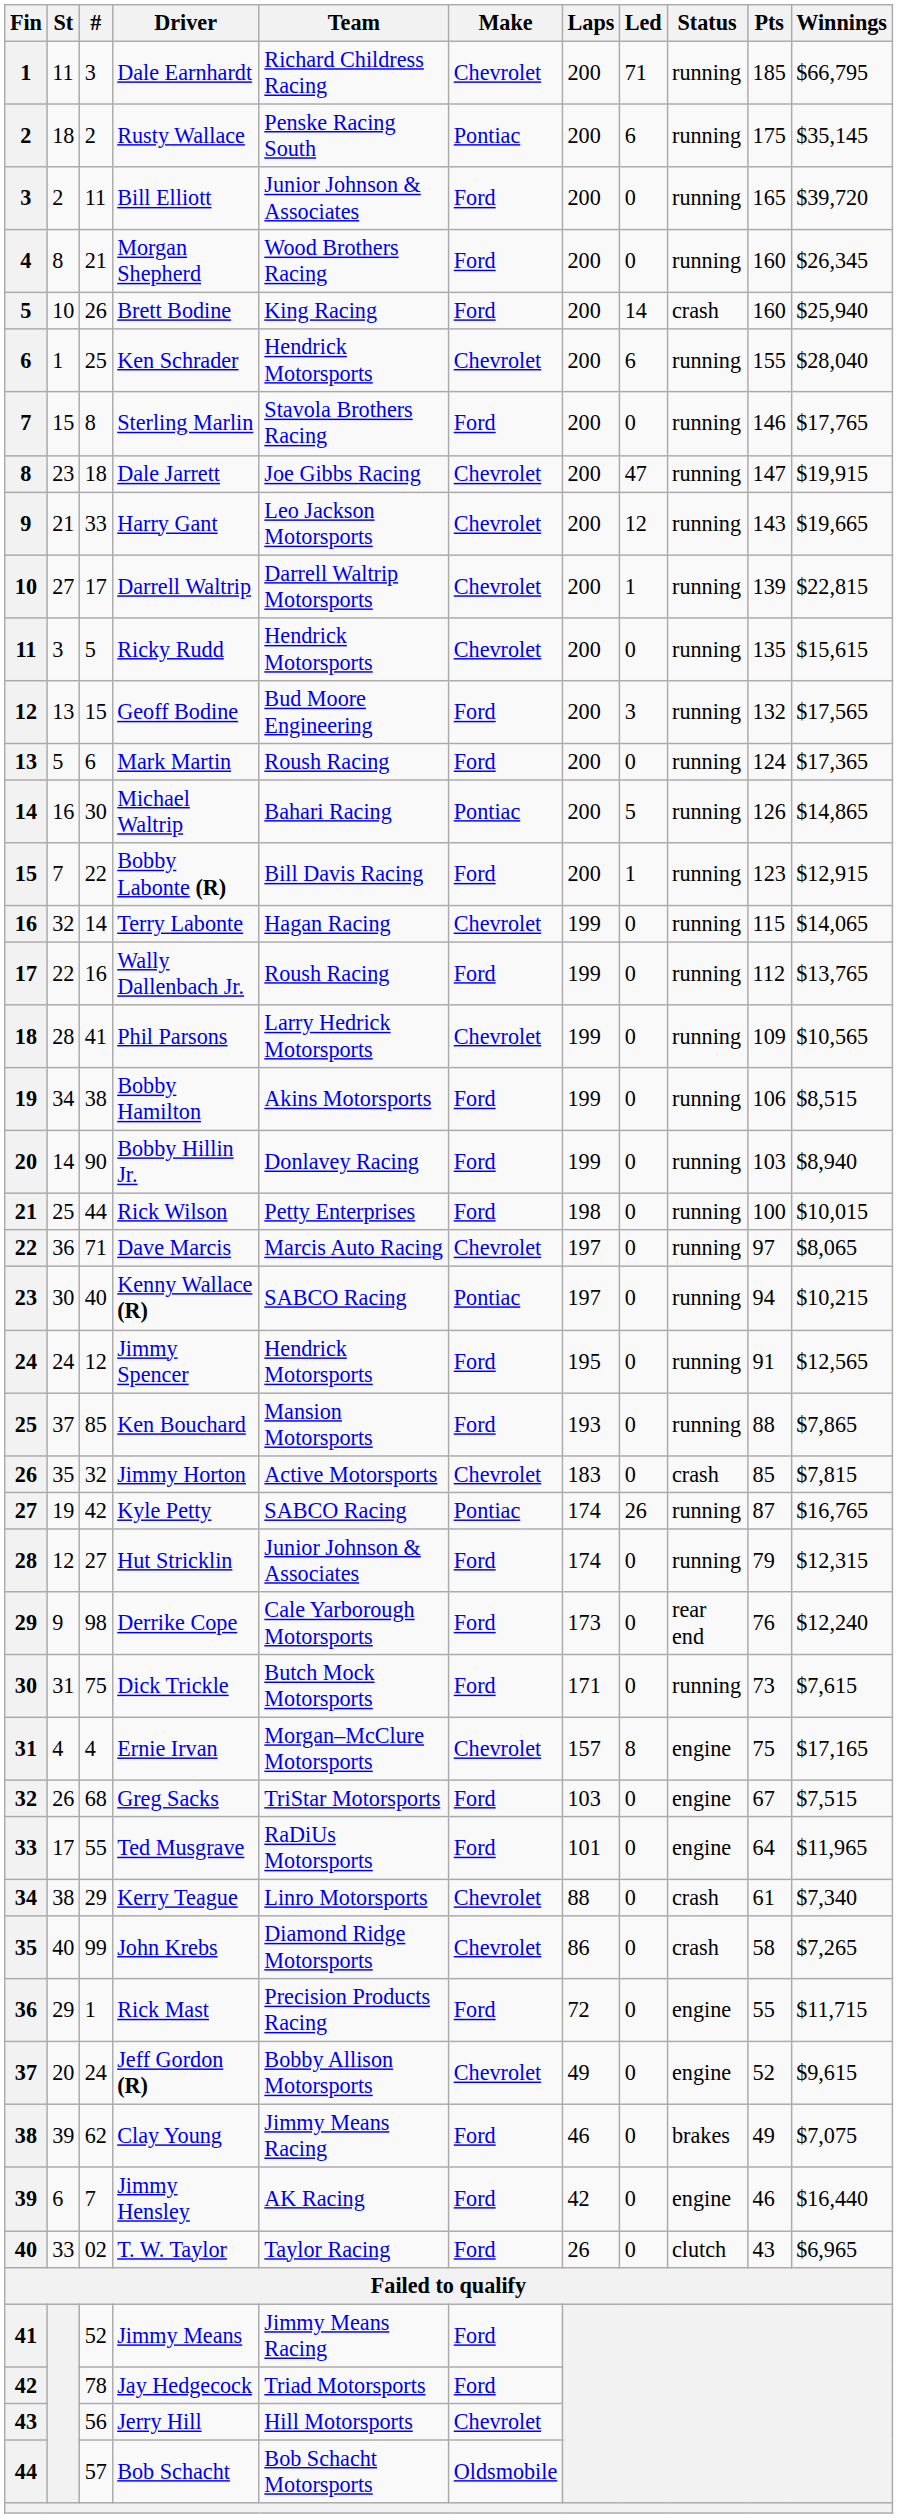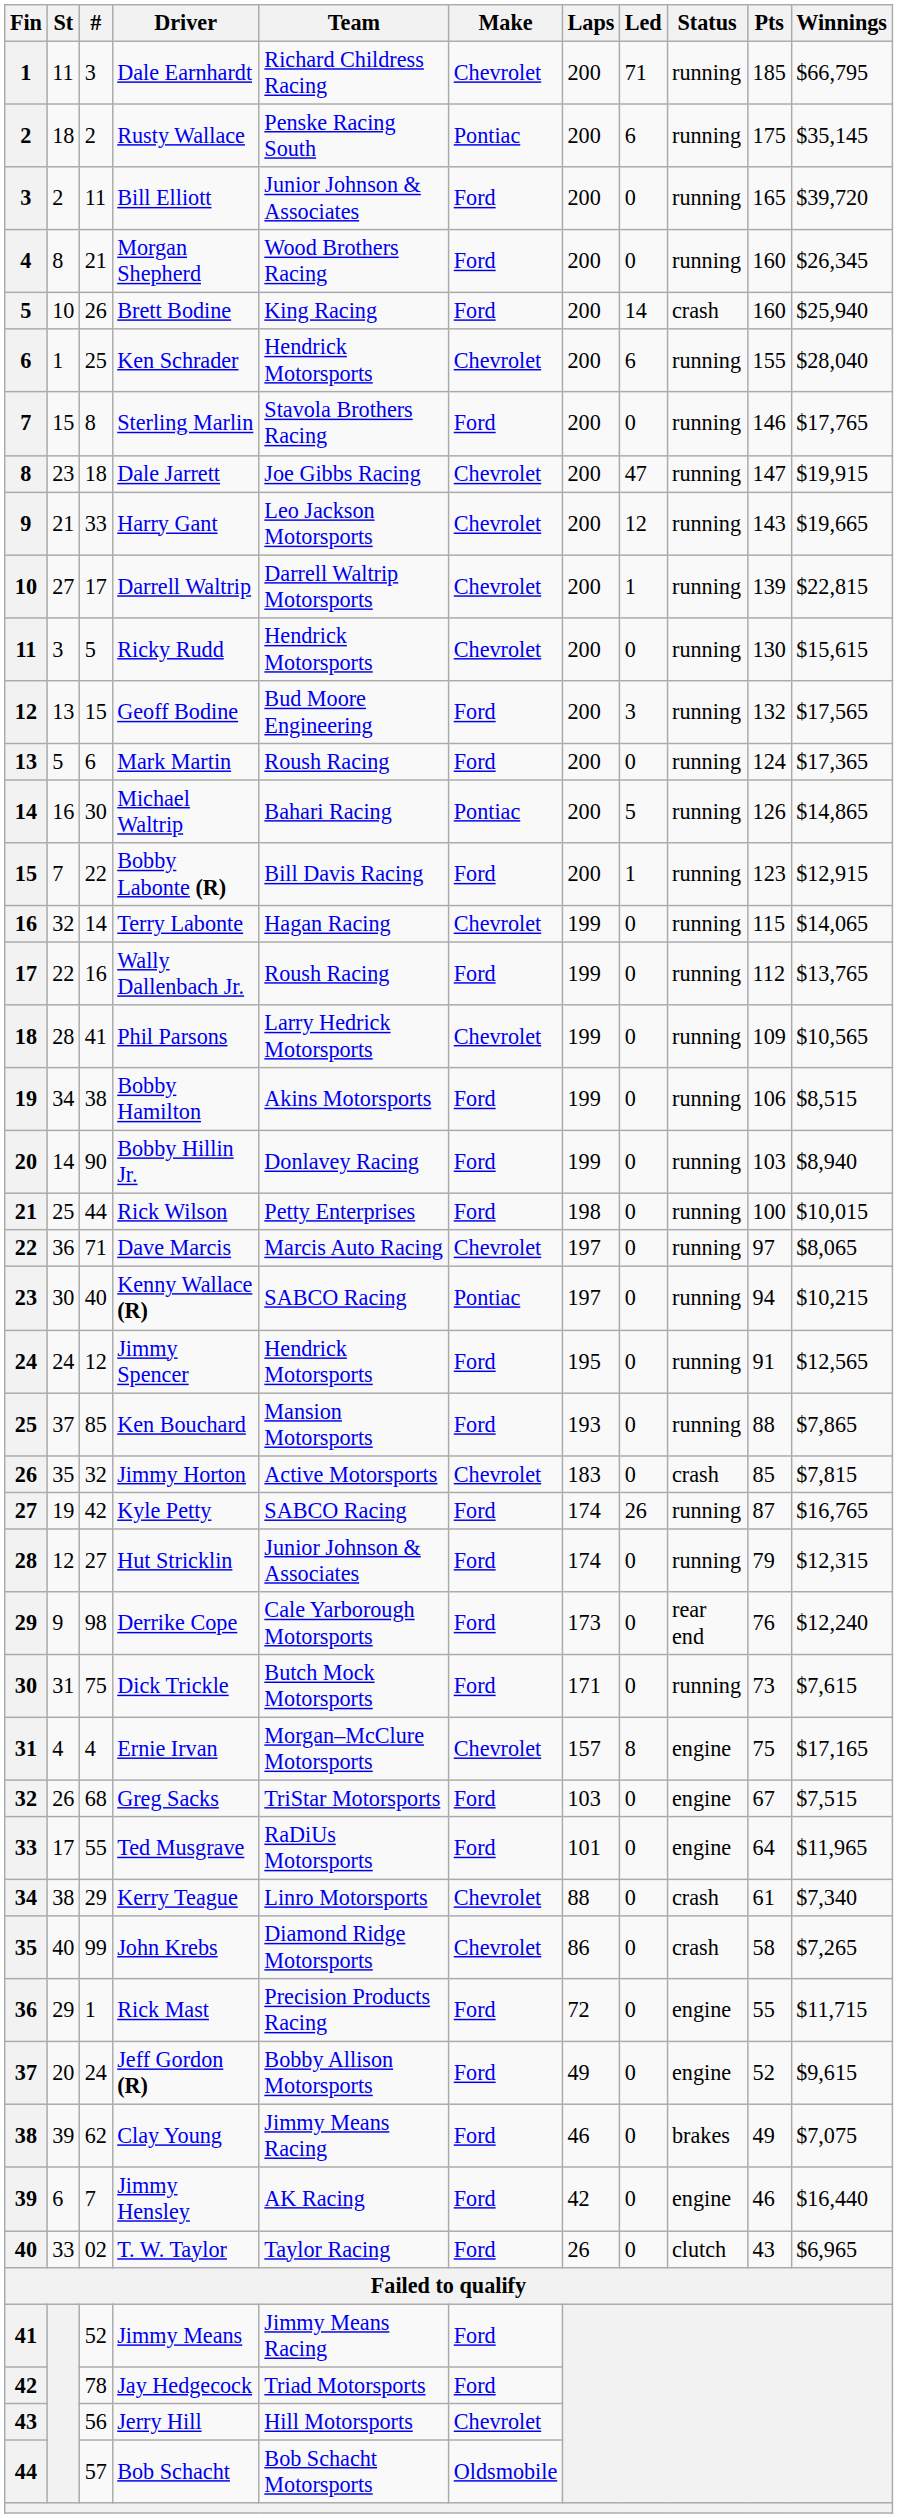(769, 648) 135 -> (769, 648) 130
(487, 1510) Pontiac -> (475, 1510) Ford
(497, 2073) Chevrolet -> (475, 2073) Ford
